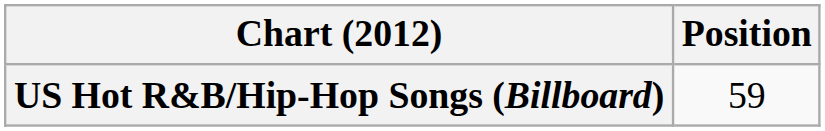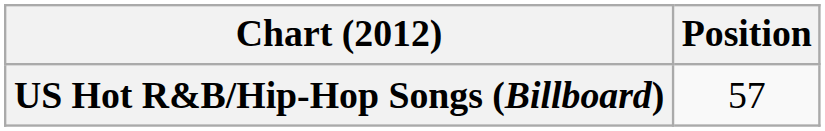(747, 94) 59 -> (747, 94) 57
